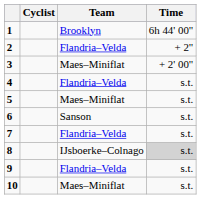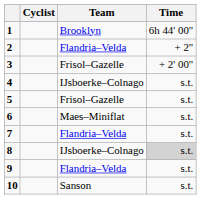(92, 64) Maes–Miniflat -> (92, 64) Frisol–Gazelle
(93, 82) Flandria–Velda -> (102, 82) IJsboerke–Colnago
(92, 99) Maes–Miniflat -> (92, 99) Frisol–Gazelle
(76, 116) Sanson -> (92, 116) Maes–Miniflat
(92, 185) Maes–Miniflat -> (76, 185) Sanson
